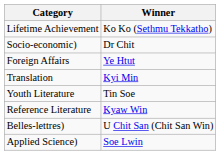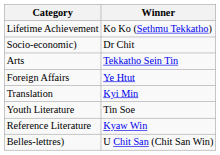+ row: (16, 61)
- row: (42, 142)
